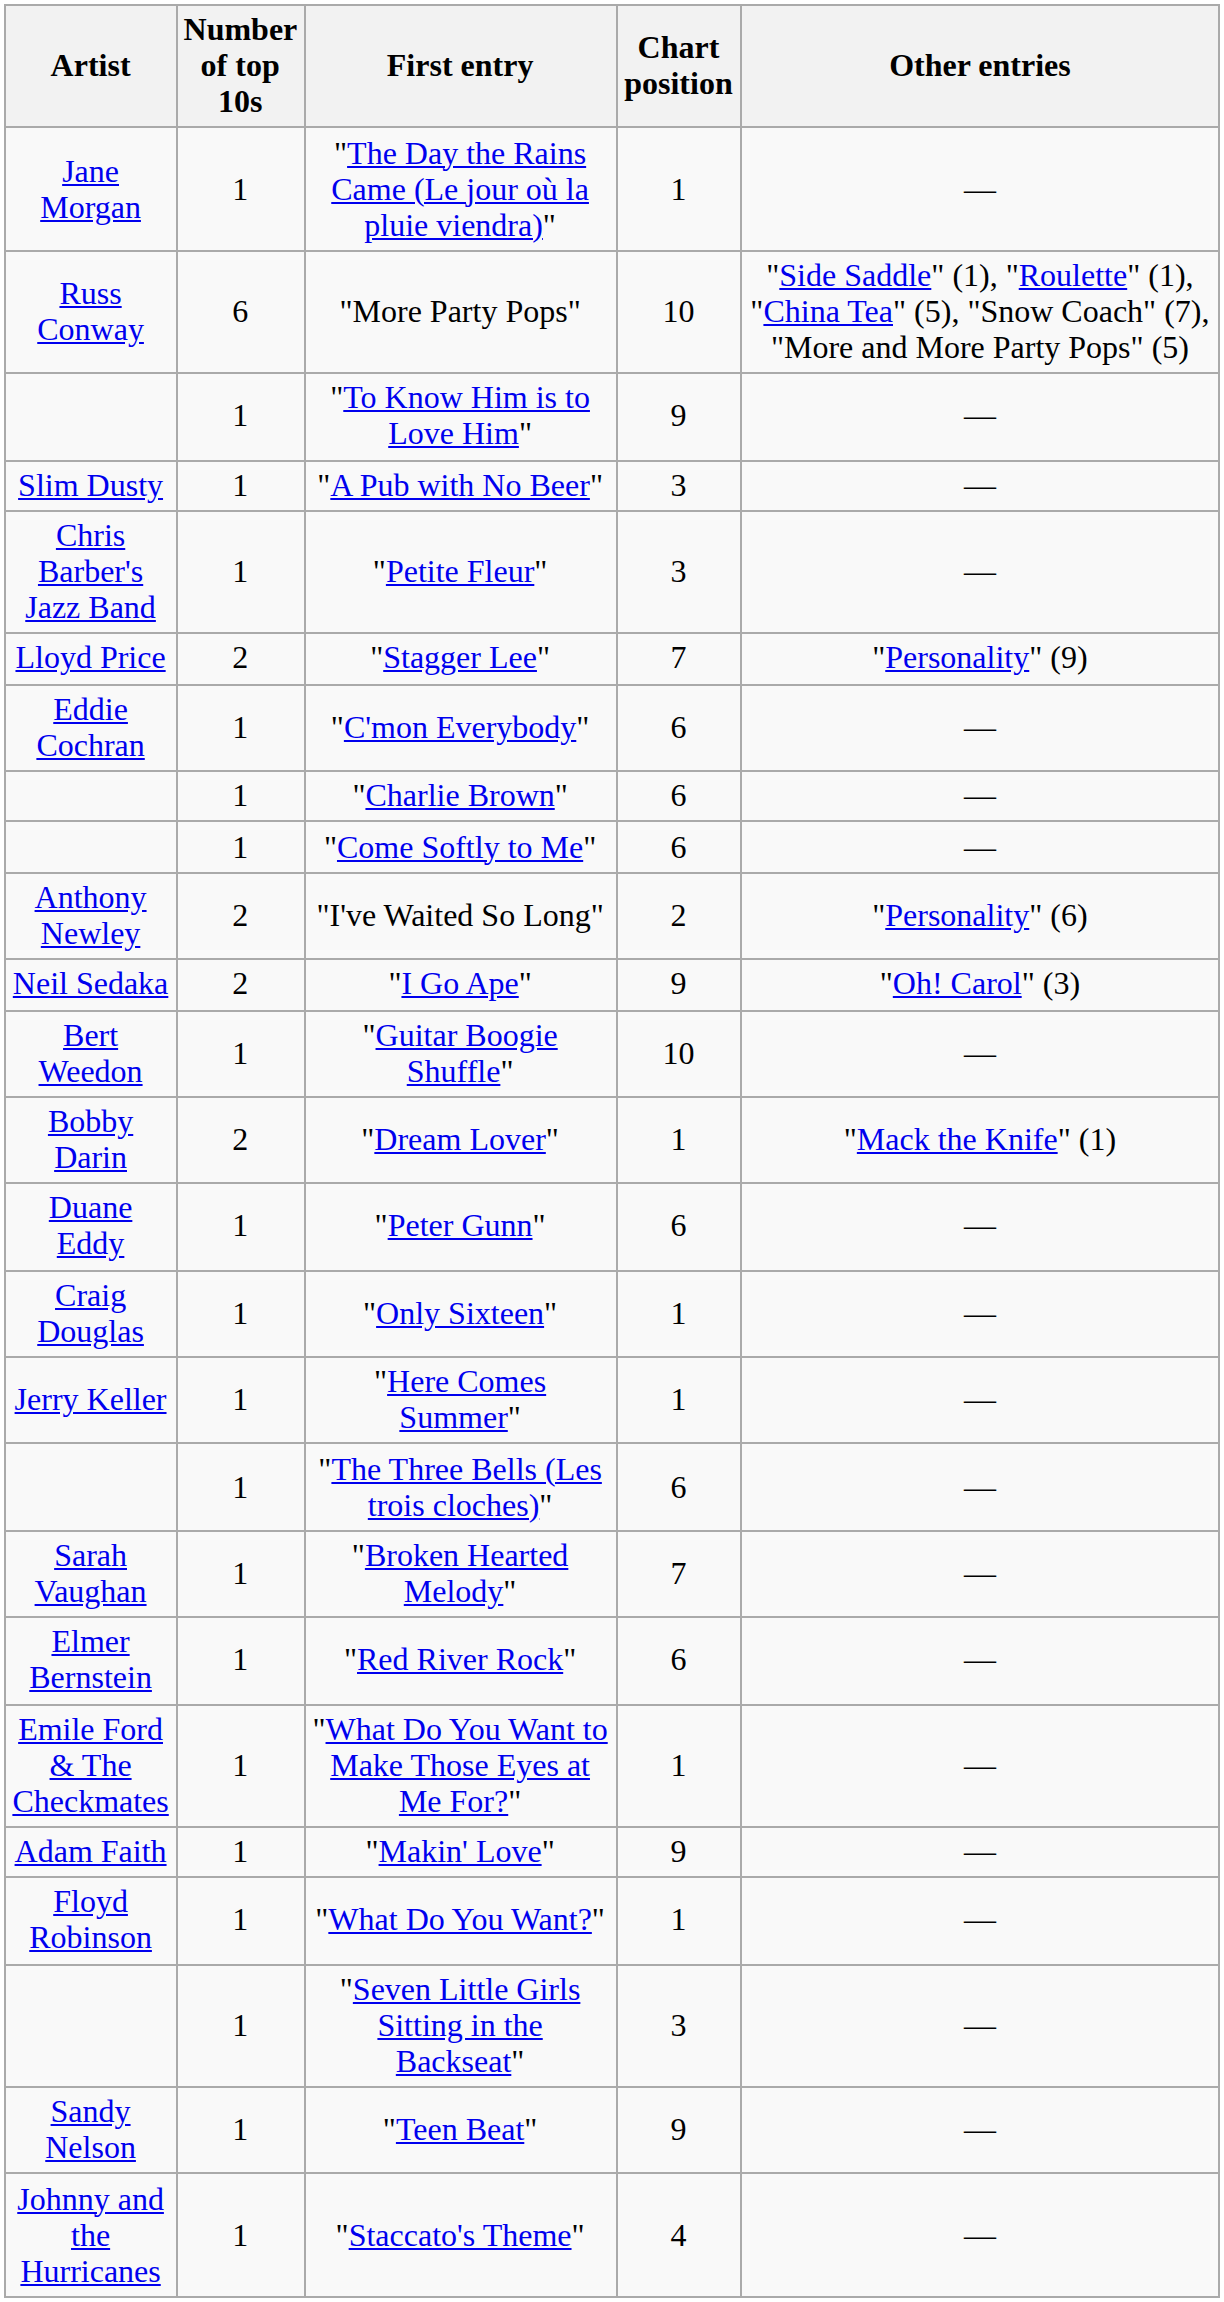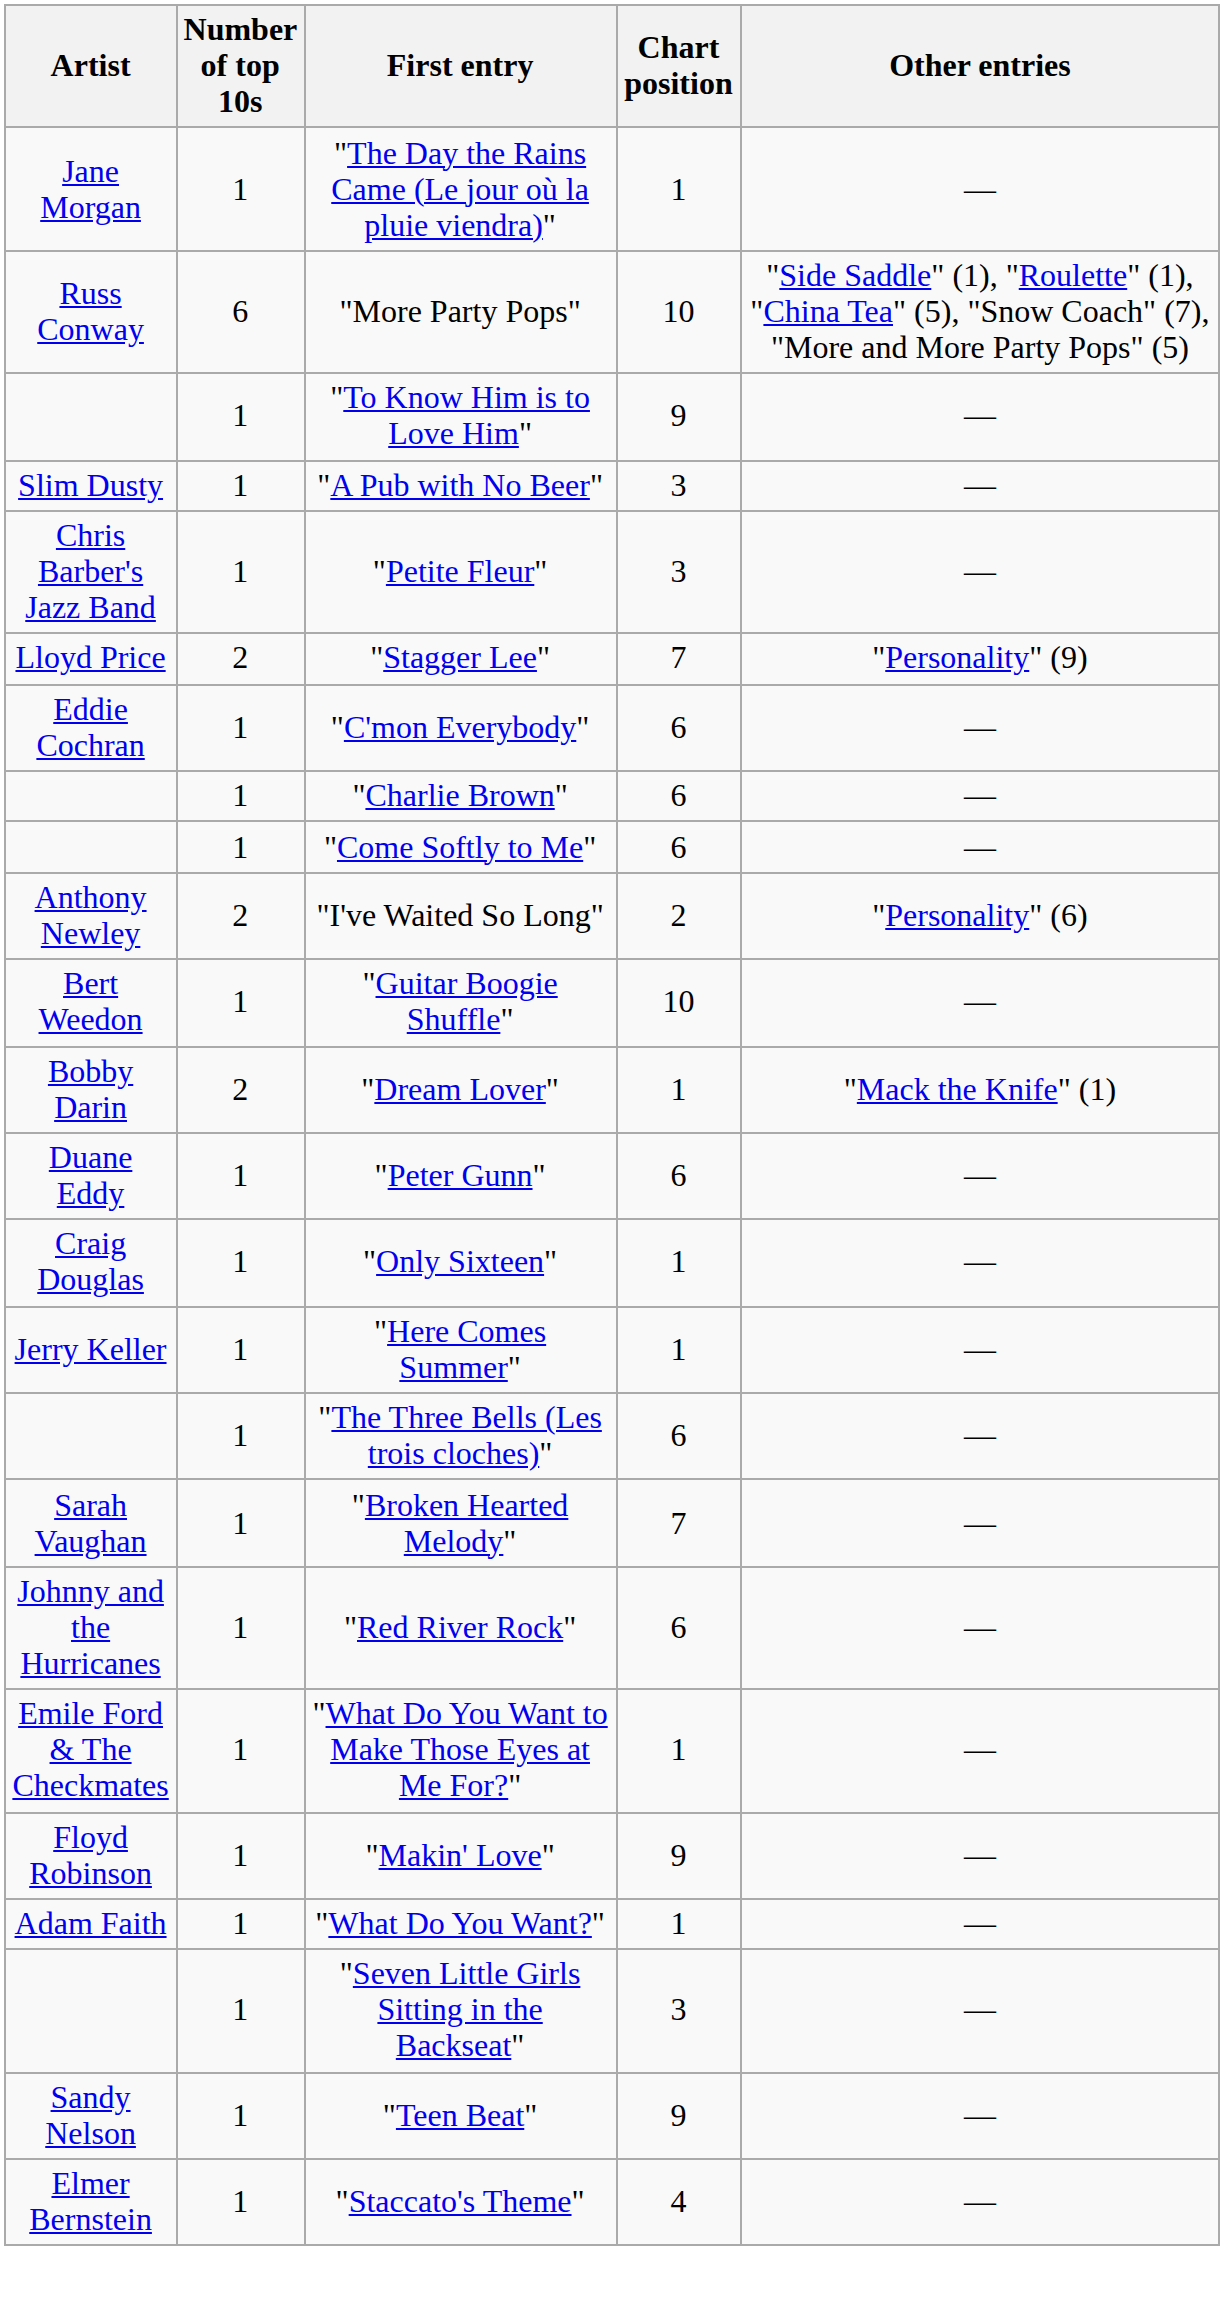- row: (460, 984)
(91, 1660) Elmer Bernstein -> (91, 1627) Johnny and the Hurricanes
(91, 1851) Adam Faith -> (91, 1854) Floyd Robinson
(91, 1920) Floyd Robinson -> (91, 1923) Adam Faith
(91, 2234) Johnny and the Hurricanes -> (91, 2201) Elmer Bernstein
